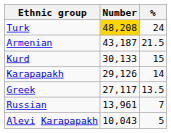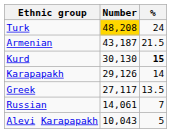(120, 58) 30,133 -> (120, 58) 30,130
(159, 58) normal -> (159, 58) bold
(120, 105) 13,961 -> (120, 105) 14,061
